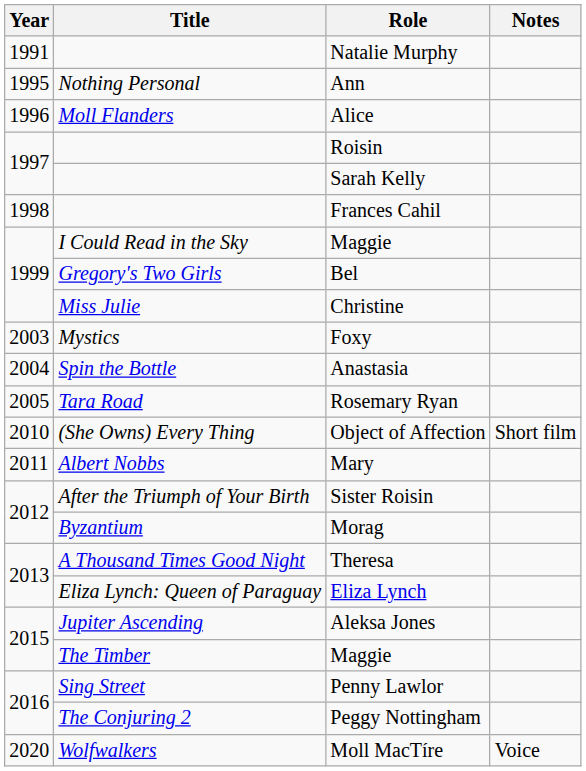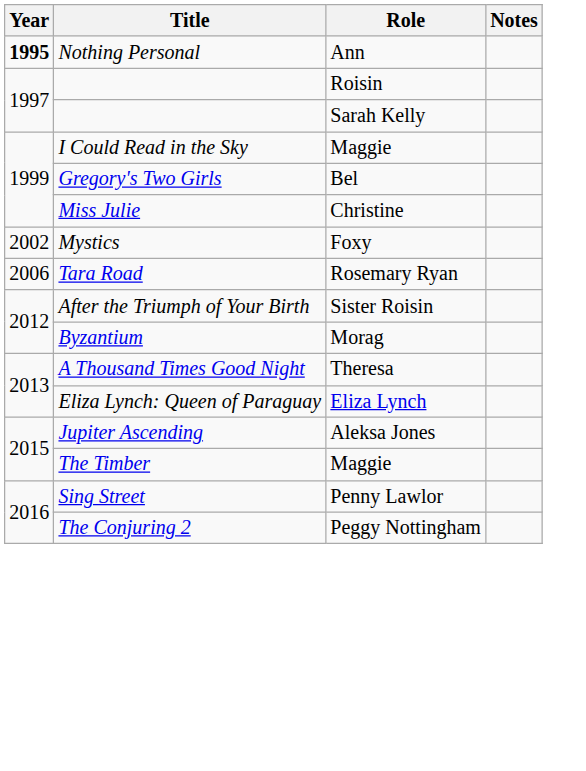- row: (190, 52)
(29, 83) normal -> (29, 52) bold
- row: (116, 115)
- row: (190, 211)
(29, 337) 2003 -> (29, 242) 2002
- row: (117, 369)
(29, 400) 2005 -> (29, 274) 2006
- row: (156, 432)
- row: (112, 464)
- row: (108, 749)
